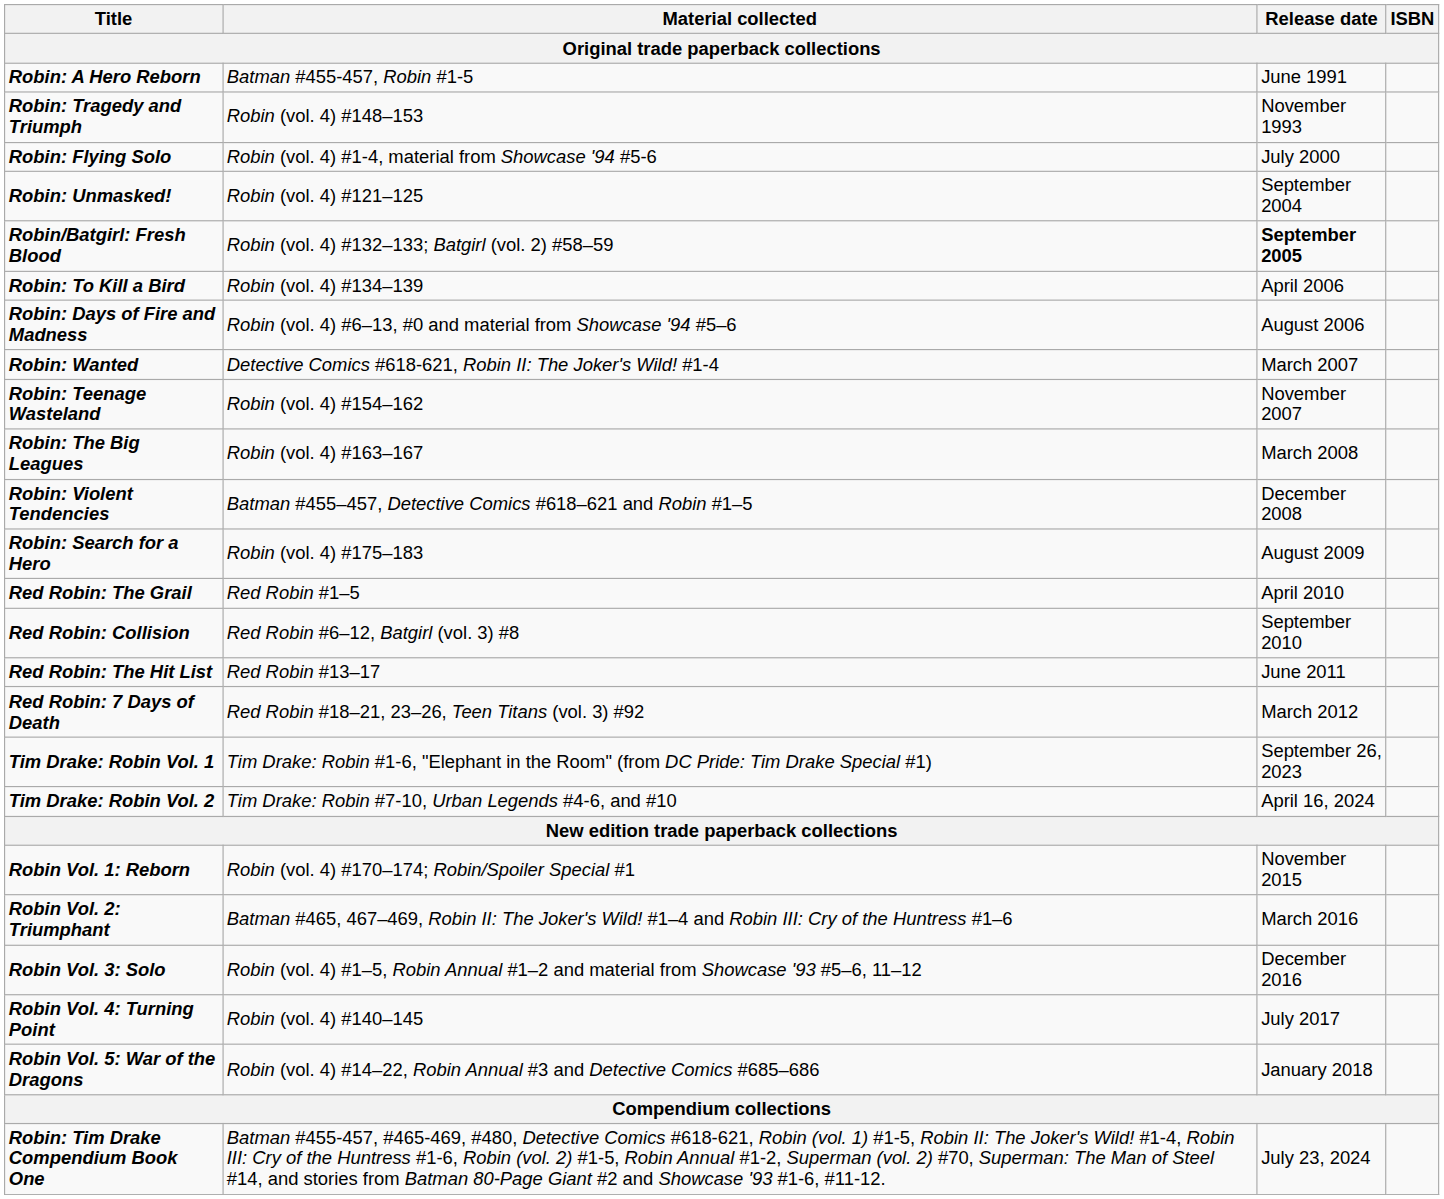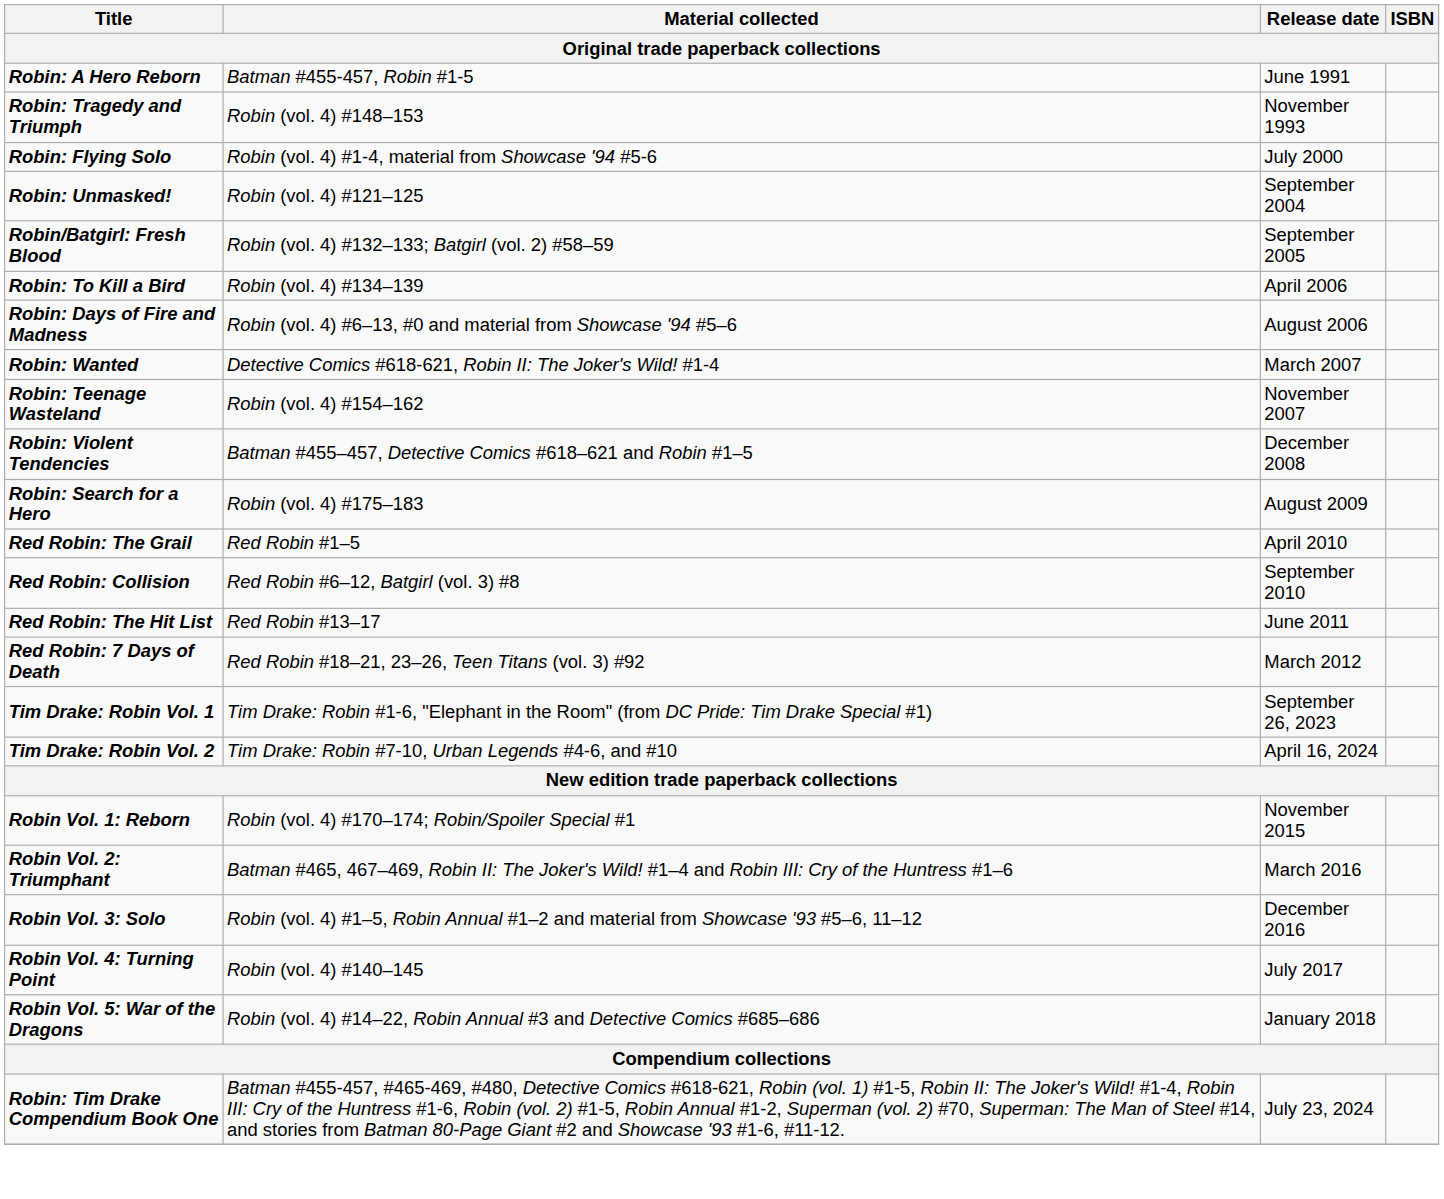(1309, 245) bold -> (1309, 245) normal
- row: (74, 453)
